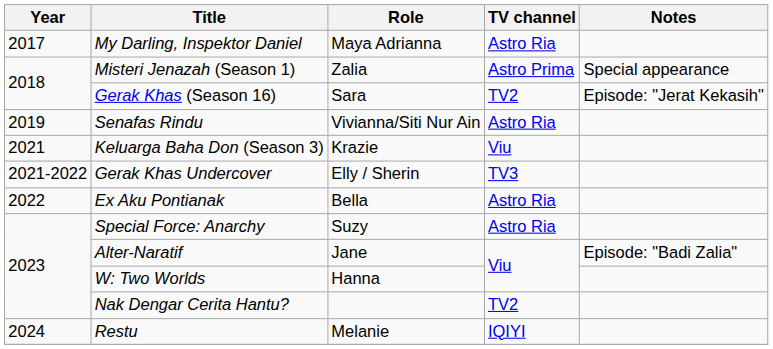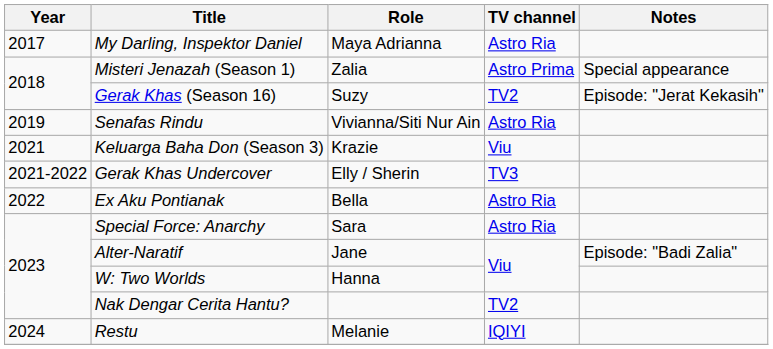(349, 95) Sara -> (350, 95) Suzy
(350, 226) Suzy -> (349, 226) Sara
